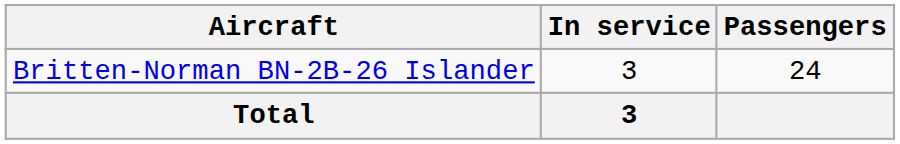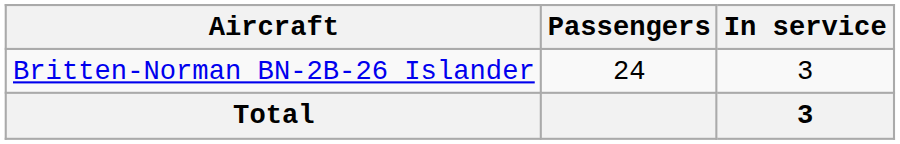columns swapped: (629, 27) <-> (805, 27)
